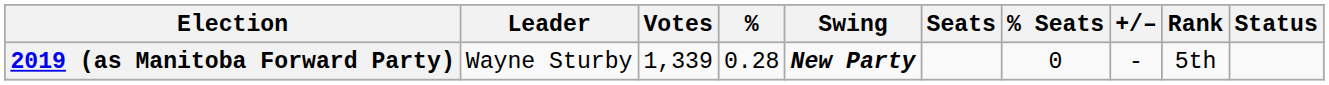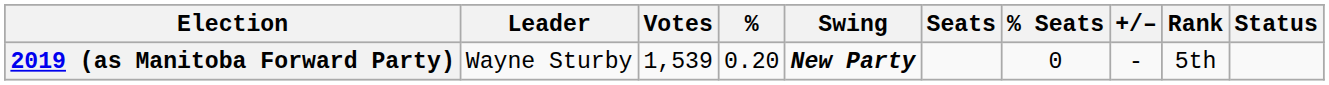(678, 61) 1,339 -> (678, 61) 1,539
(752, 61) 0.28 -> (752, 61) 0.20
